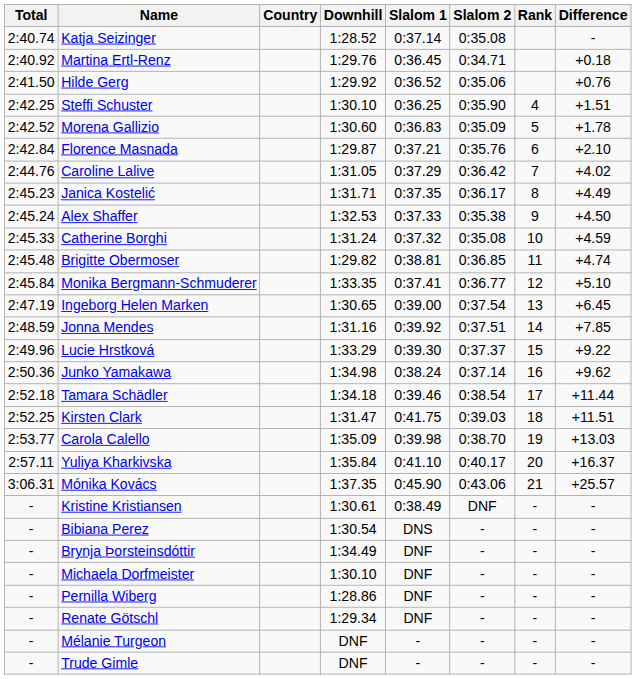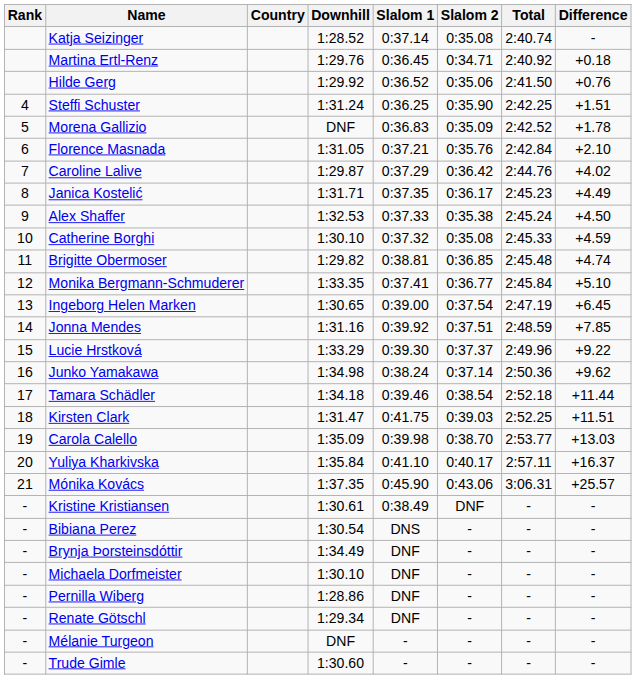columns swapped: (535, 15) <-> (31, 15)
(353, 104) 1:30.10 -> (341, 104) 1:31.24
(353, 127) 1:30.60 -> (341, 127) DNF
(353, 149) 1:29.87 -> (341, 149) 1:31.05
(353, 171) 1:31.05 -> (341, 171) 1:29.87
(353, 238) 1:31.24 -> (341, 238) 1:30.10
(353, 663) DNF -> (341, 663) 1:30.60
